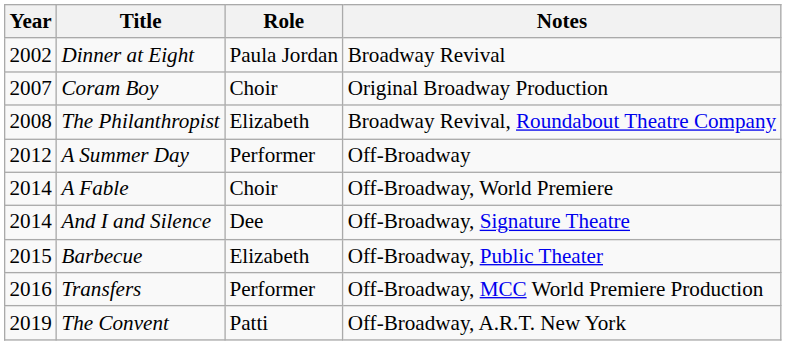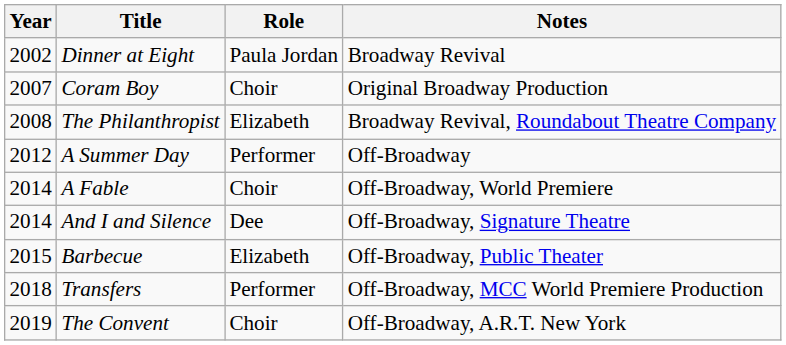(31, 289) 2016 -> (31, 289) 2018
(249, 322) Patti -> (254, 322) Choir
